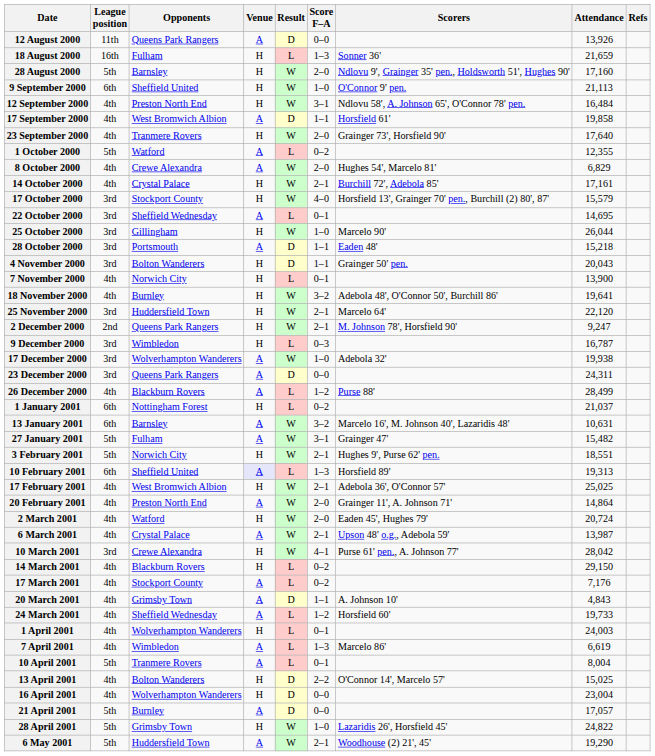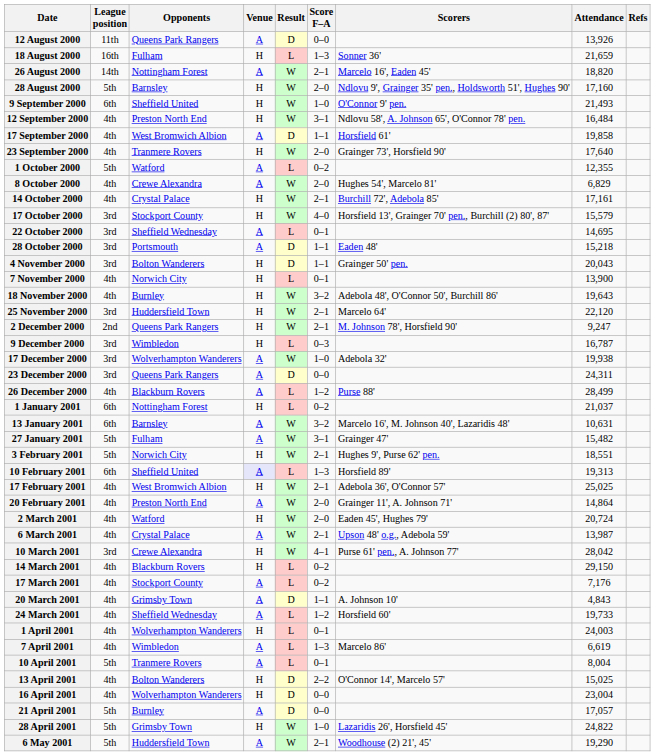+ row: (47, 71)
(599, 87) 21,113 -> (599, 103) 21,493
- row: (47, 231)
(599, 295) 19,641 -> (599, 295) 19,643
